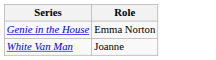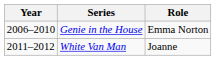+ column: (31, 13)
